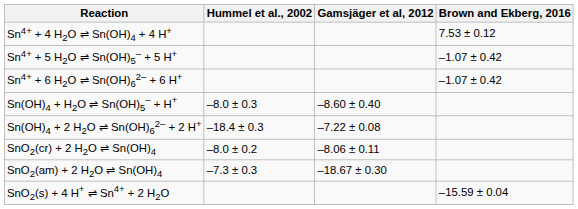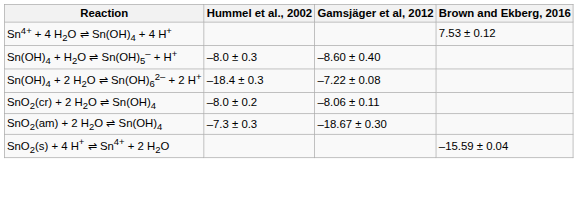- row: (92, 57)
- row: (95, 81)
